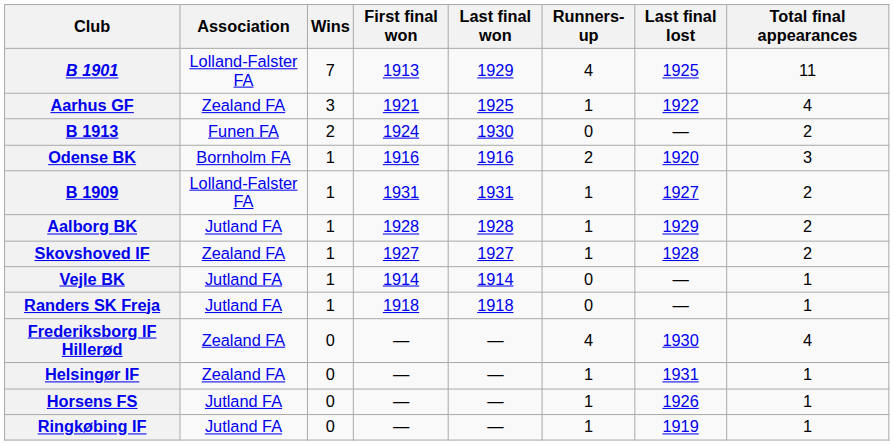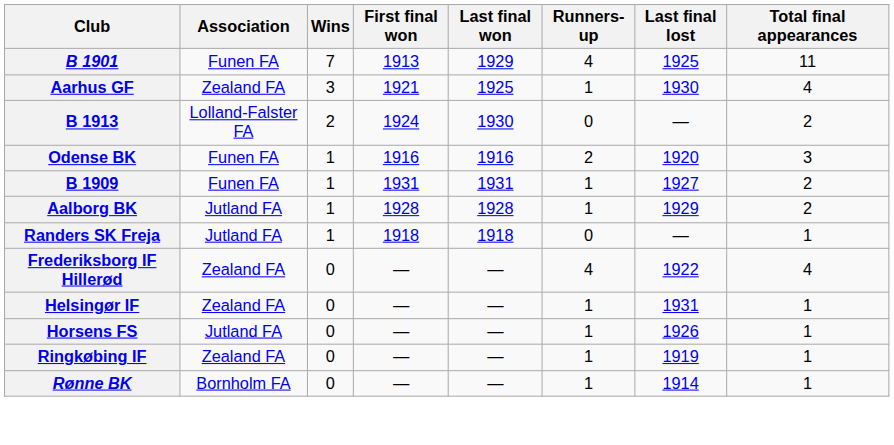(243, 70) Lolland-Falster FA -> (243, 61) Funen FA
(681, 105) 1922 -> (681, 87) 1930
(243, 131) Funen FA -> (243, 122) Lolland-Falster FA
(243, 157) Bornholm FA -> (243, 157) Funen FA
(243, 192) Lolland-Falster FA -> (243, 183) Funen FA
- row: (92, 253)
- row: (92, 279)
(681, 340) 1930 -> (681, 270) 1922
(243, 427) Jutland FA -> (243, 357) Zealand FA
+ row: (92, 383)
